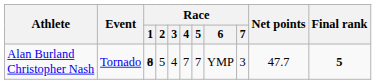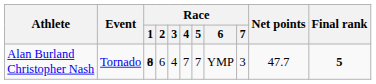(162, 62) 5 -> (162, 62) 6
